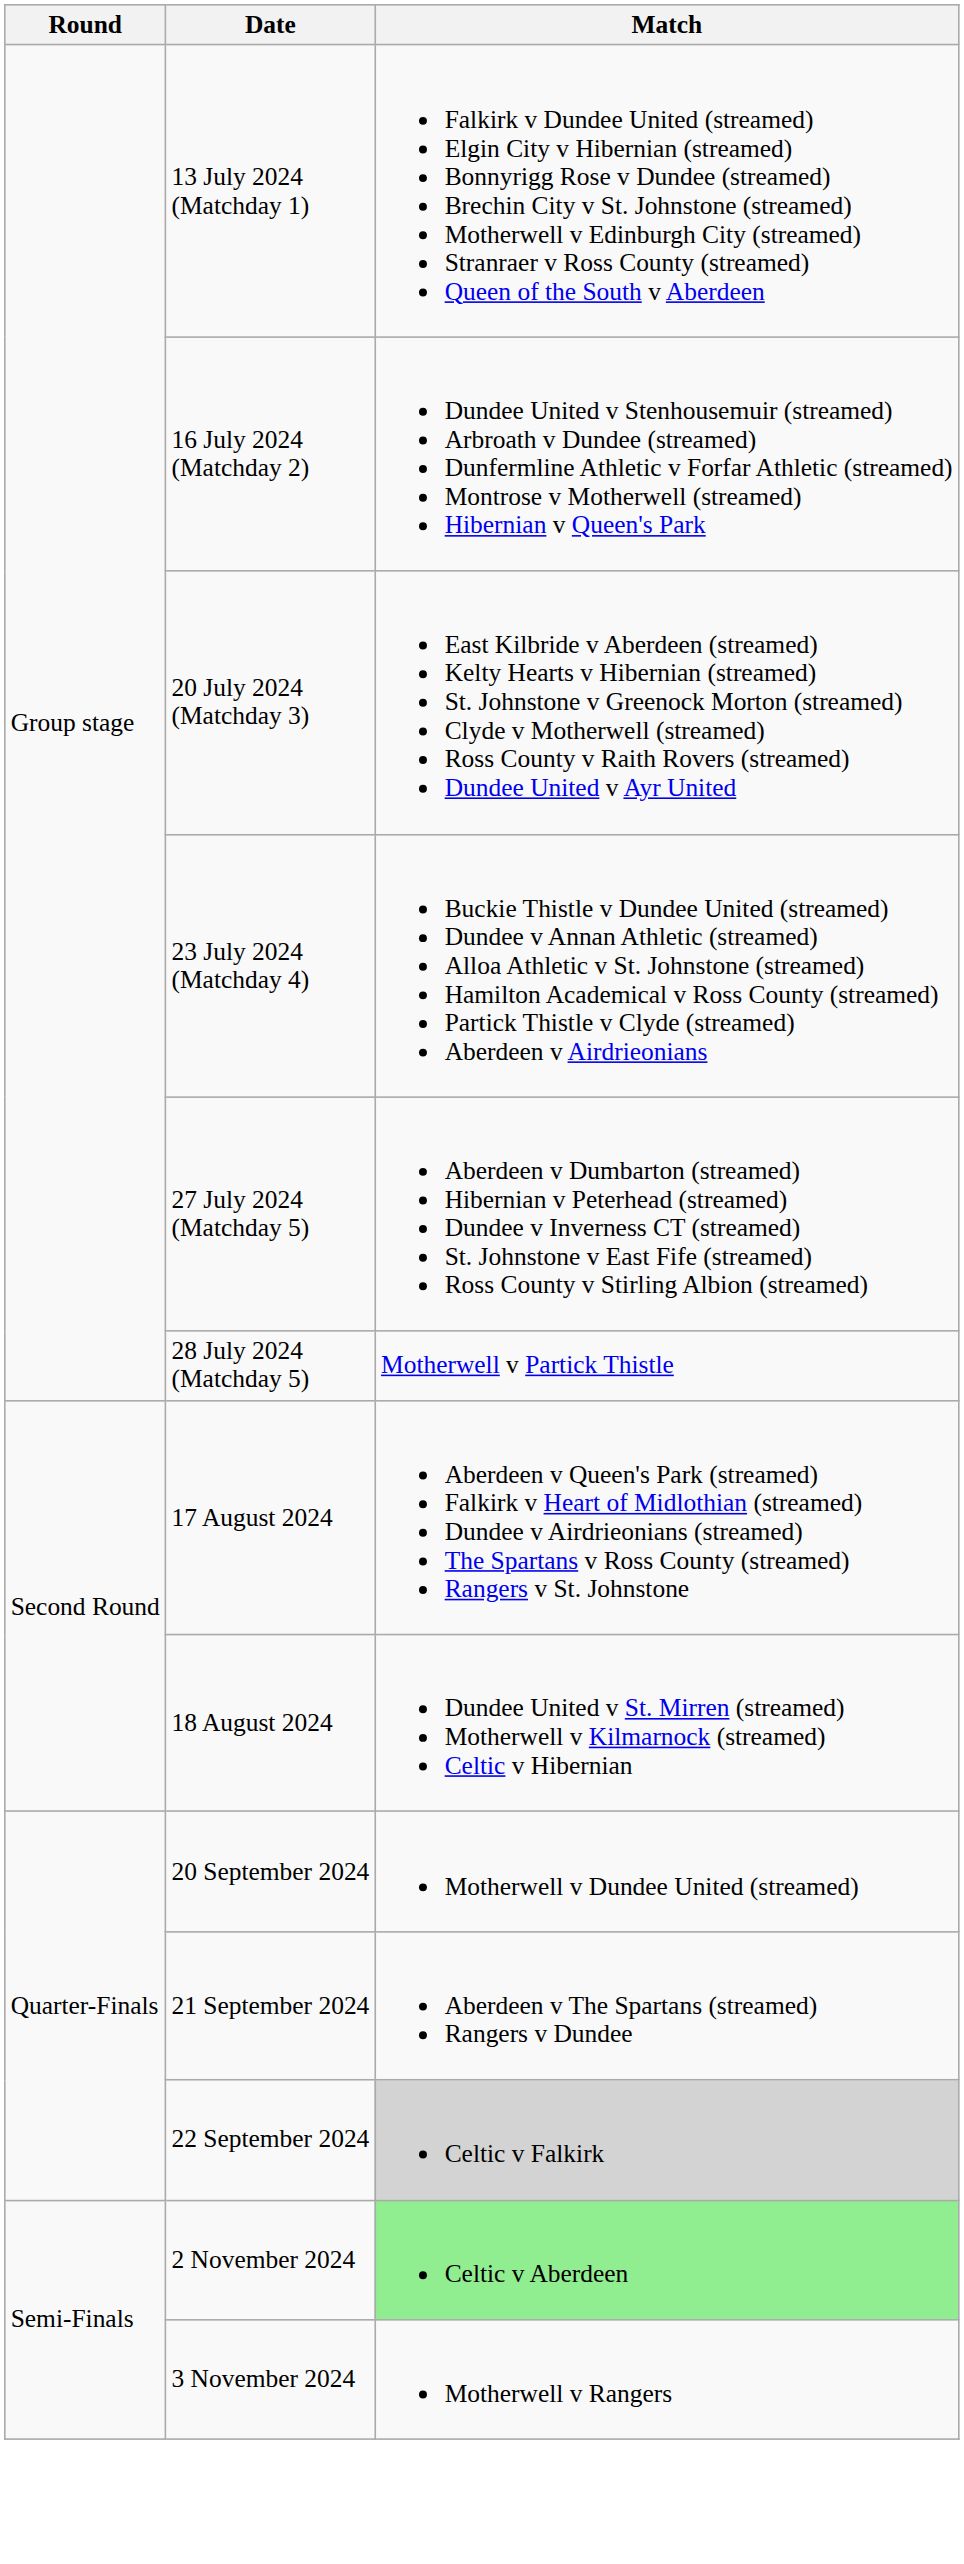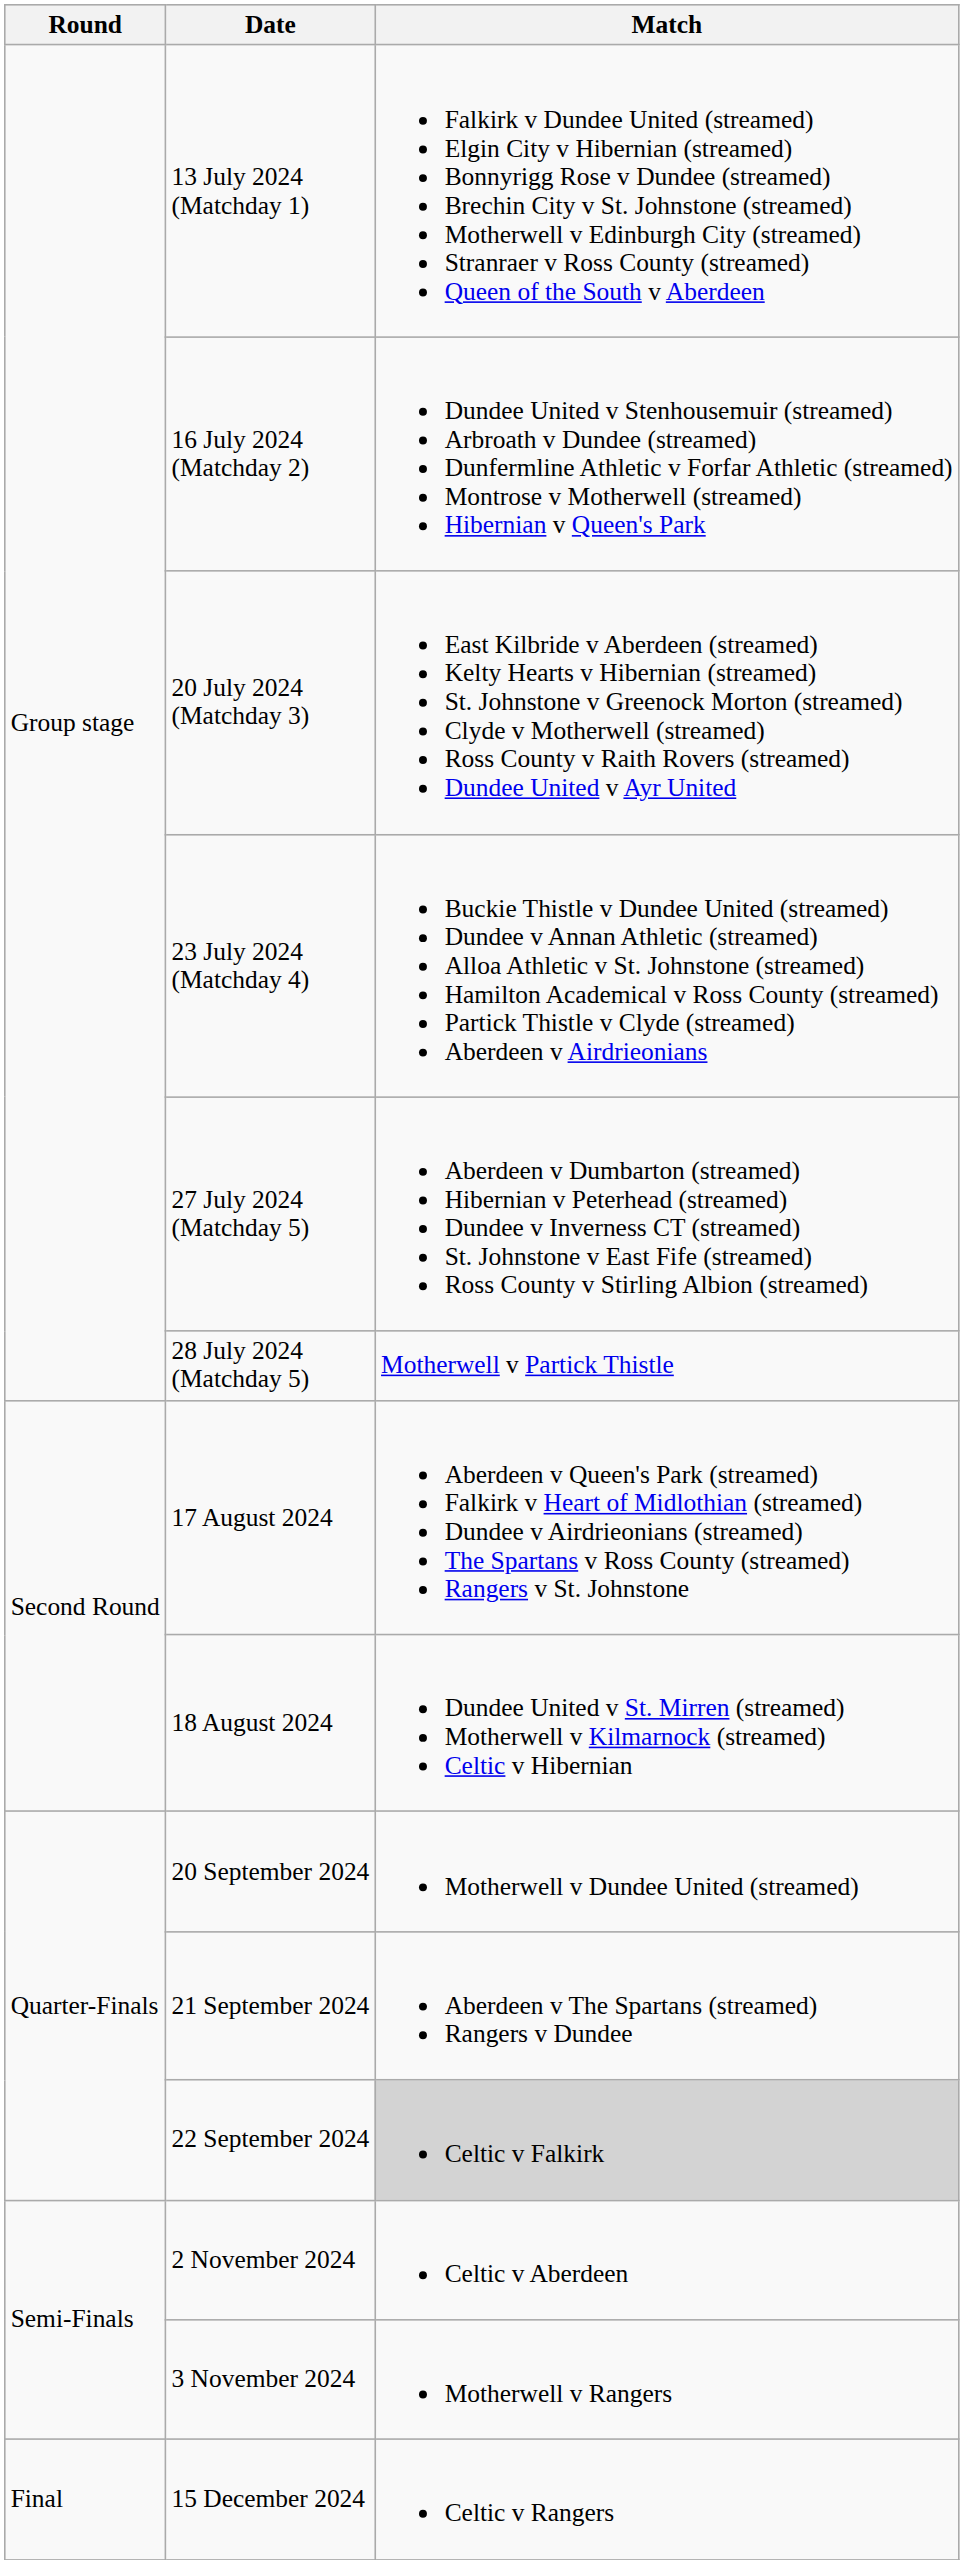(667, 2274) lightgreen background -> (667, 2274) no background
+ row: (268, 2499)
